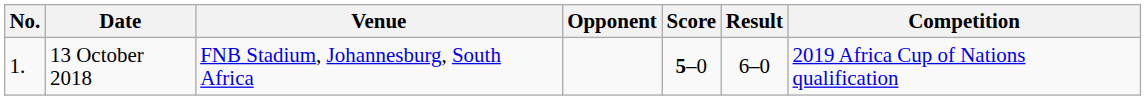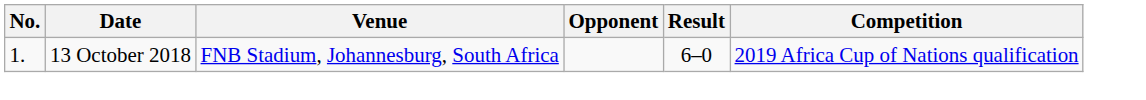- column: (691, 21)
